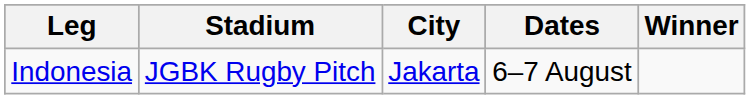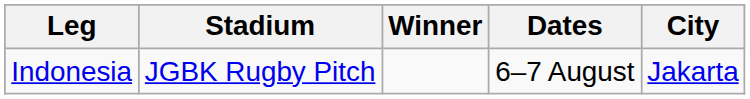columns swapped: (434, 26) <-> (692, 26)
